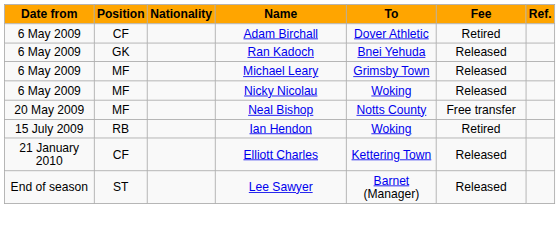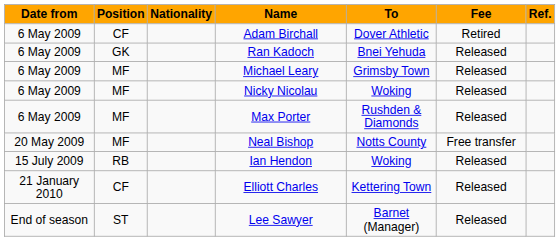+ row: (281, 117)
(481, 129) Retired -> (481, 162) Released
